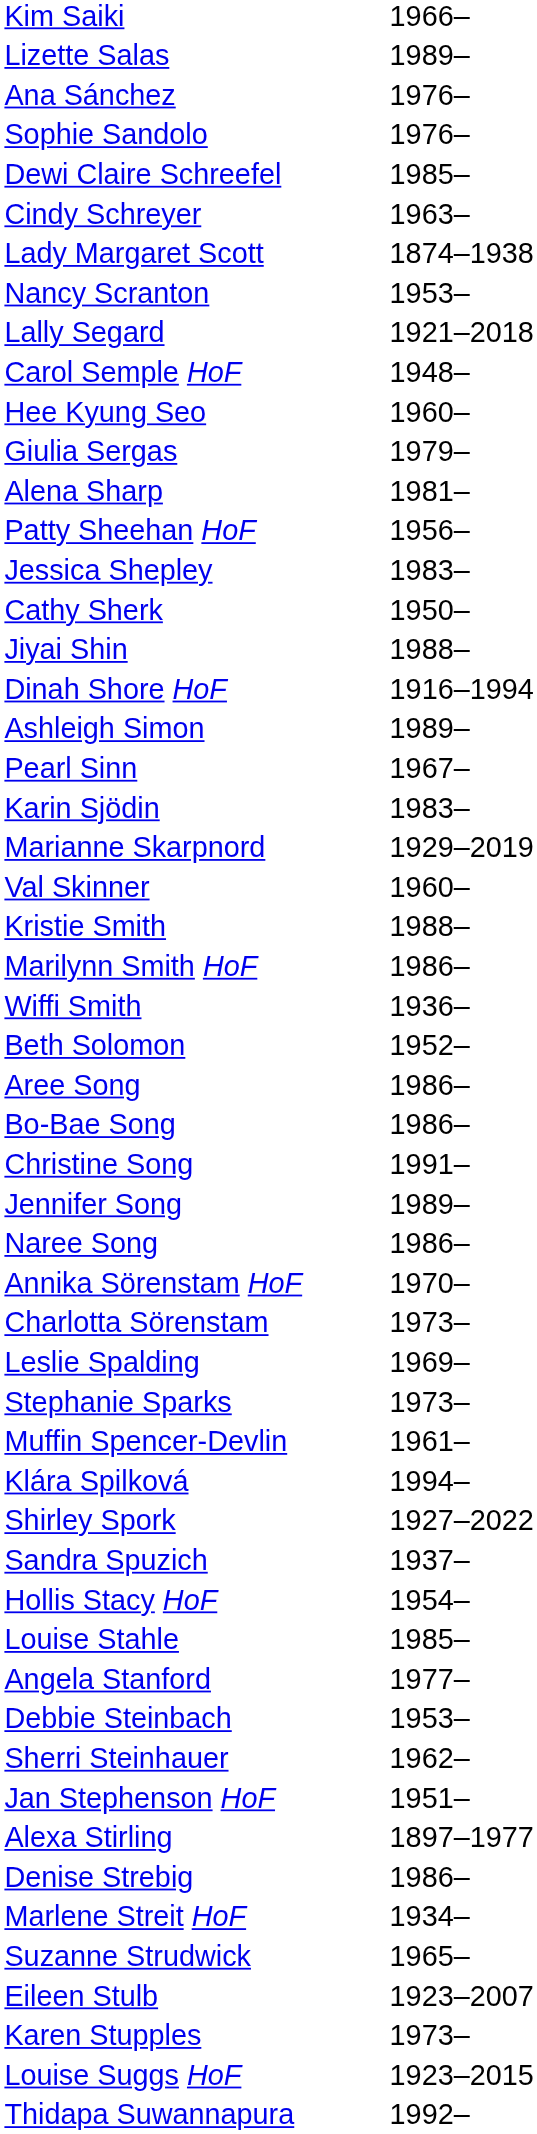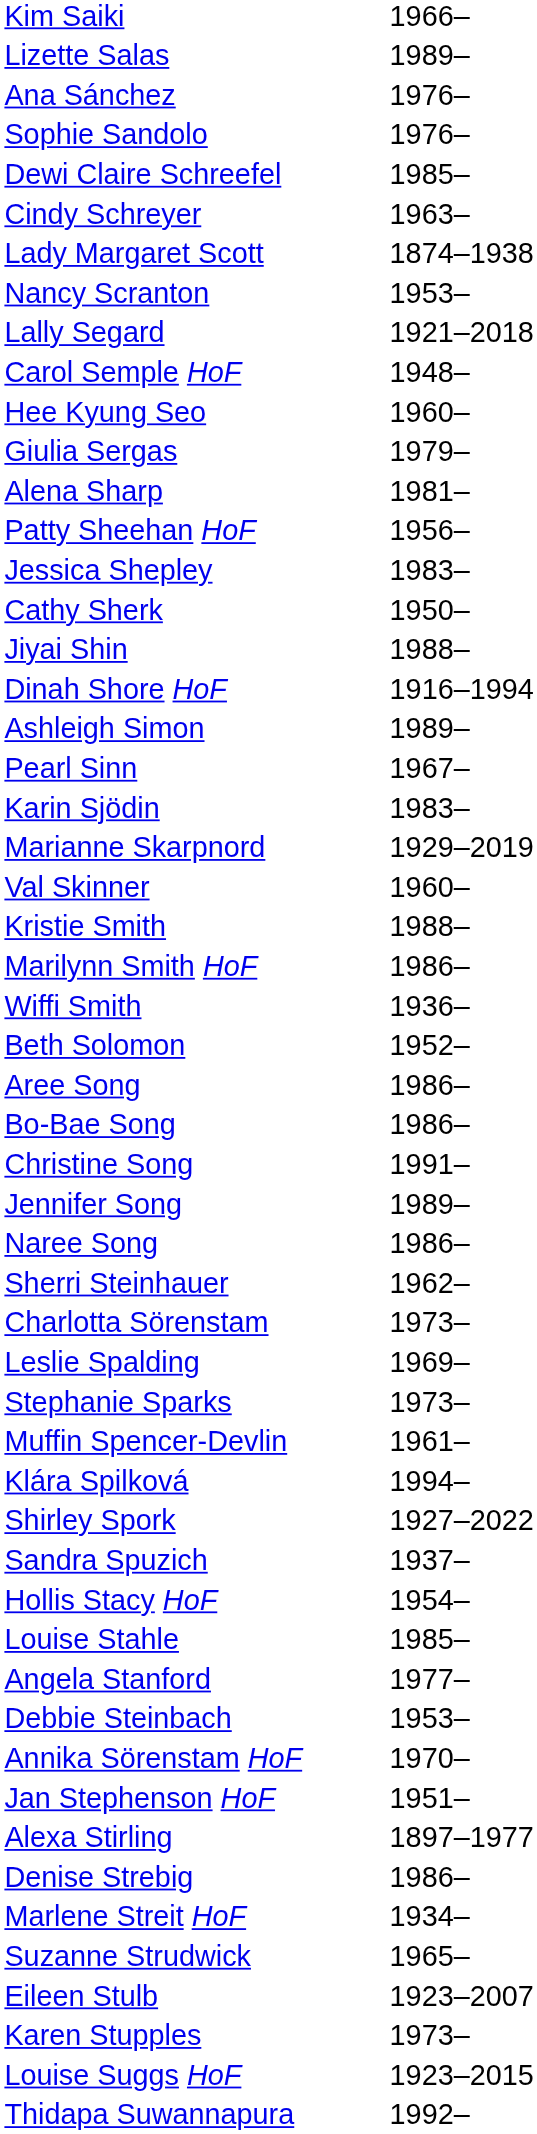rows swapped: (153, 1283) <-> (116, 1758)
